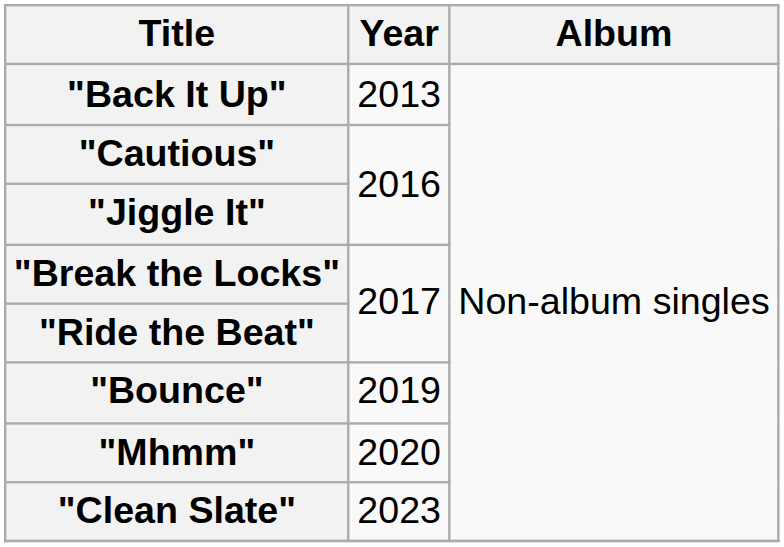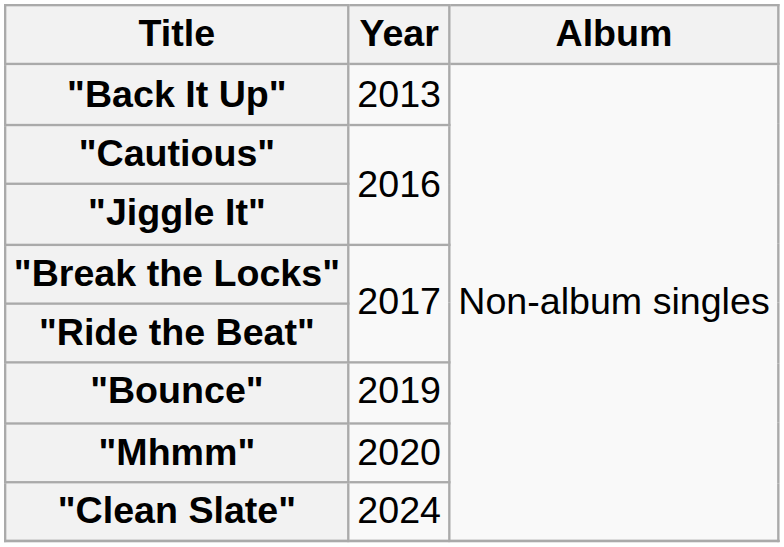(399, 511) 2023 -> (399, 511) 2024
